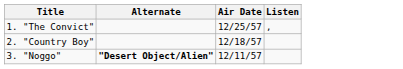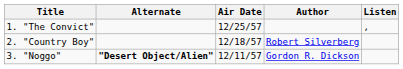+ column: (313, 12)
